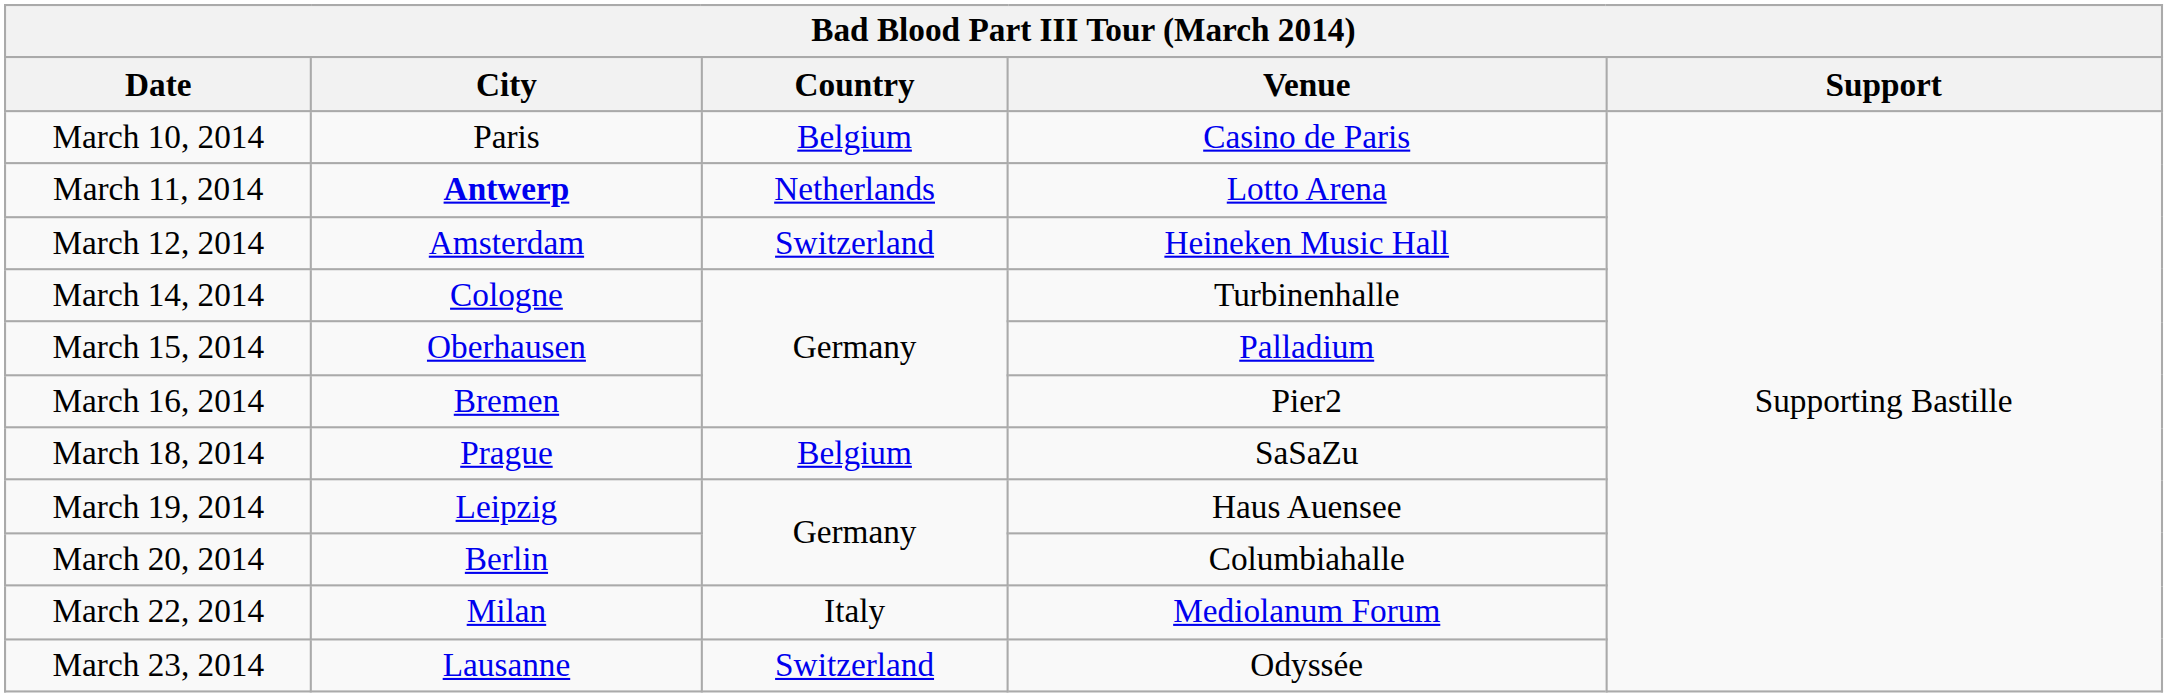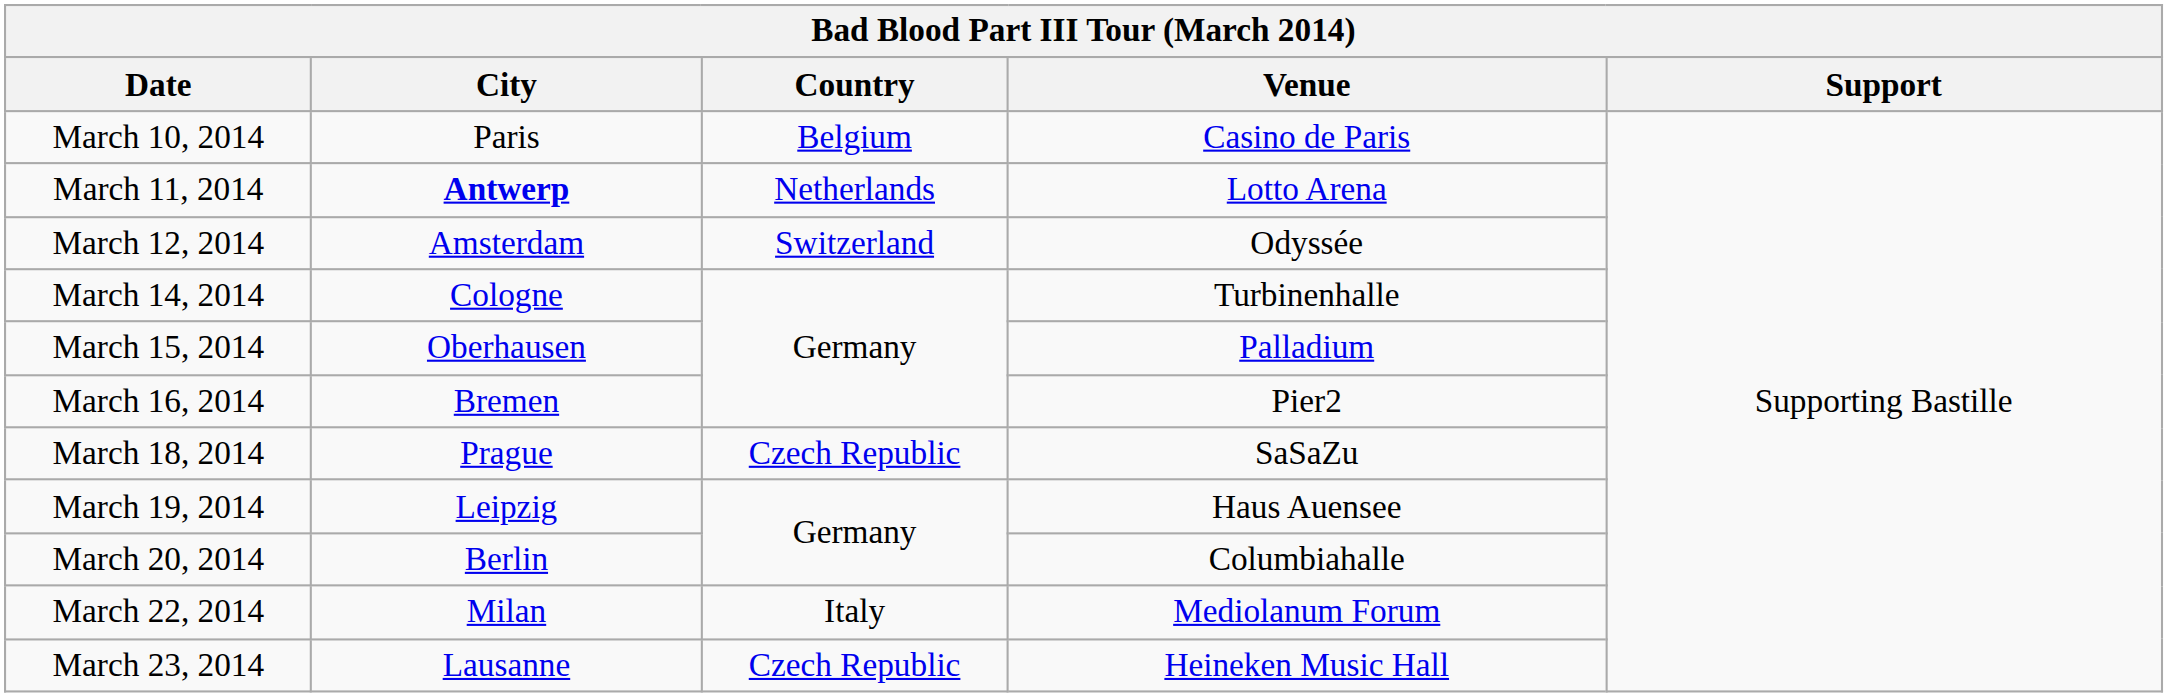(1307, 242) Heineken Music Hall -> (1307, 242) Odyssée
(855, 453) Belgium -> (855, 453) Czech Republic
(855, 664) Switzerland -> (855, 664) Czech Republic
(1307, 664) Odyssée -> (1307, 664) Heineken Music Hall
